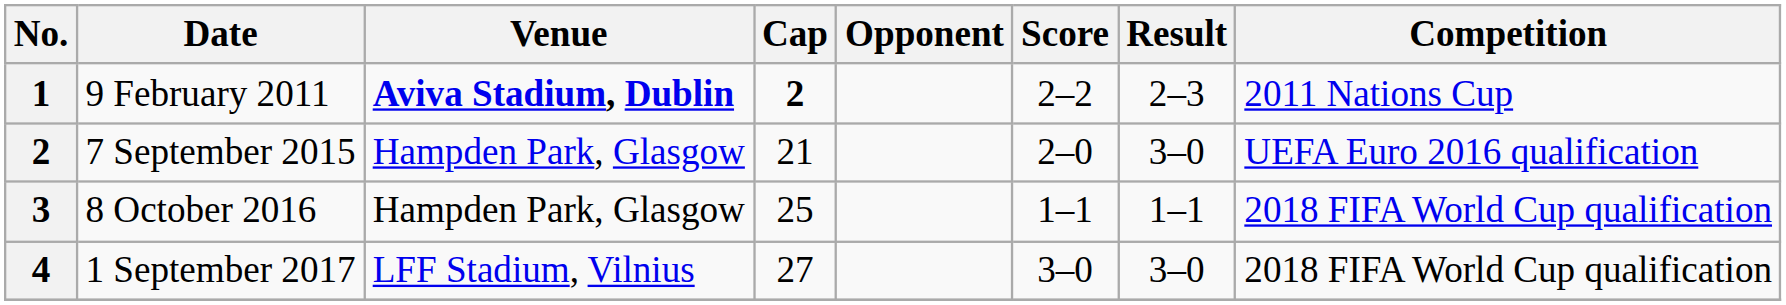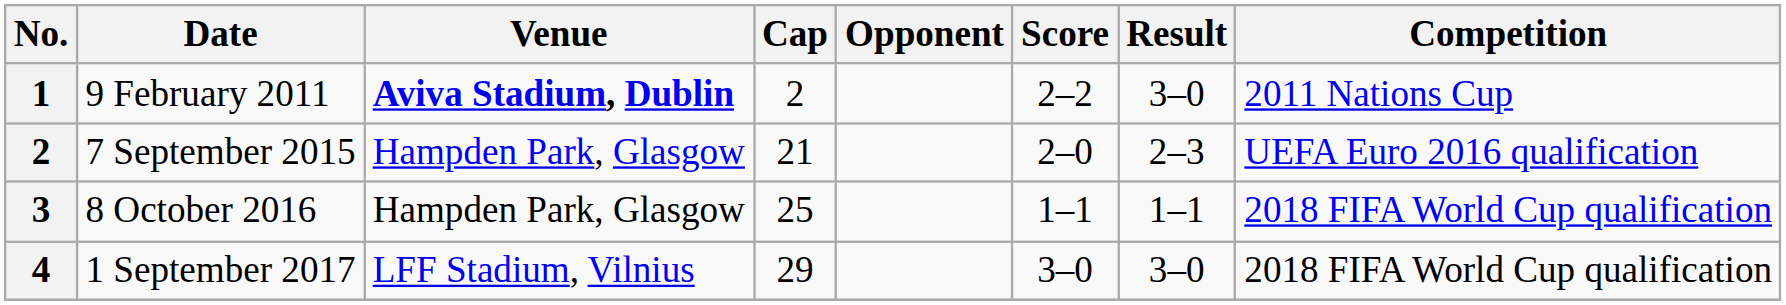(795, 92) bold -> (795, 92) normal
(1177, 92) 2–3 -> (1177, 92) 3–0
(1177, 151) 3–0 -> (1177, 151) 2–3
(795, 269) 27 -> (795, 269) 29
